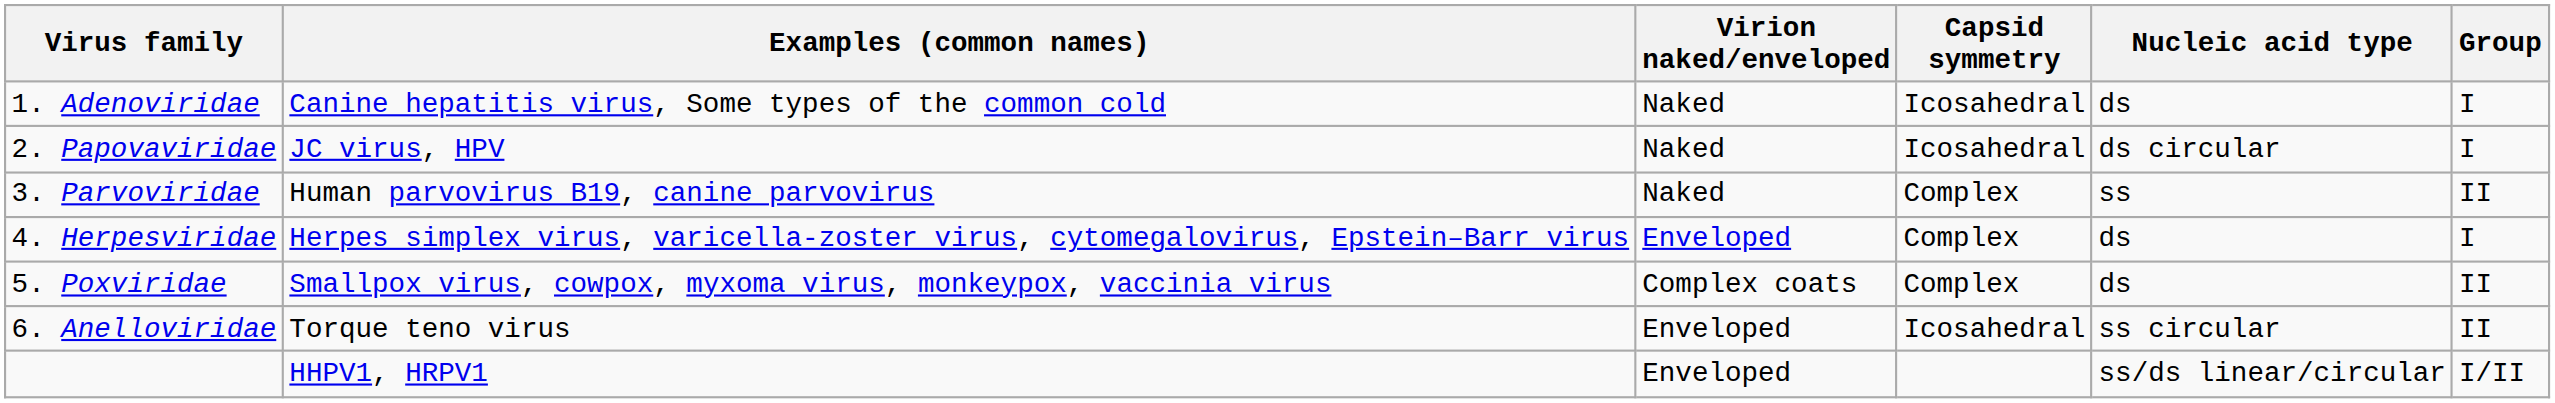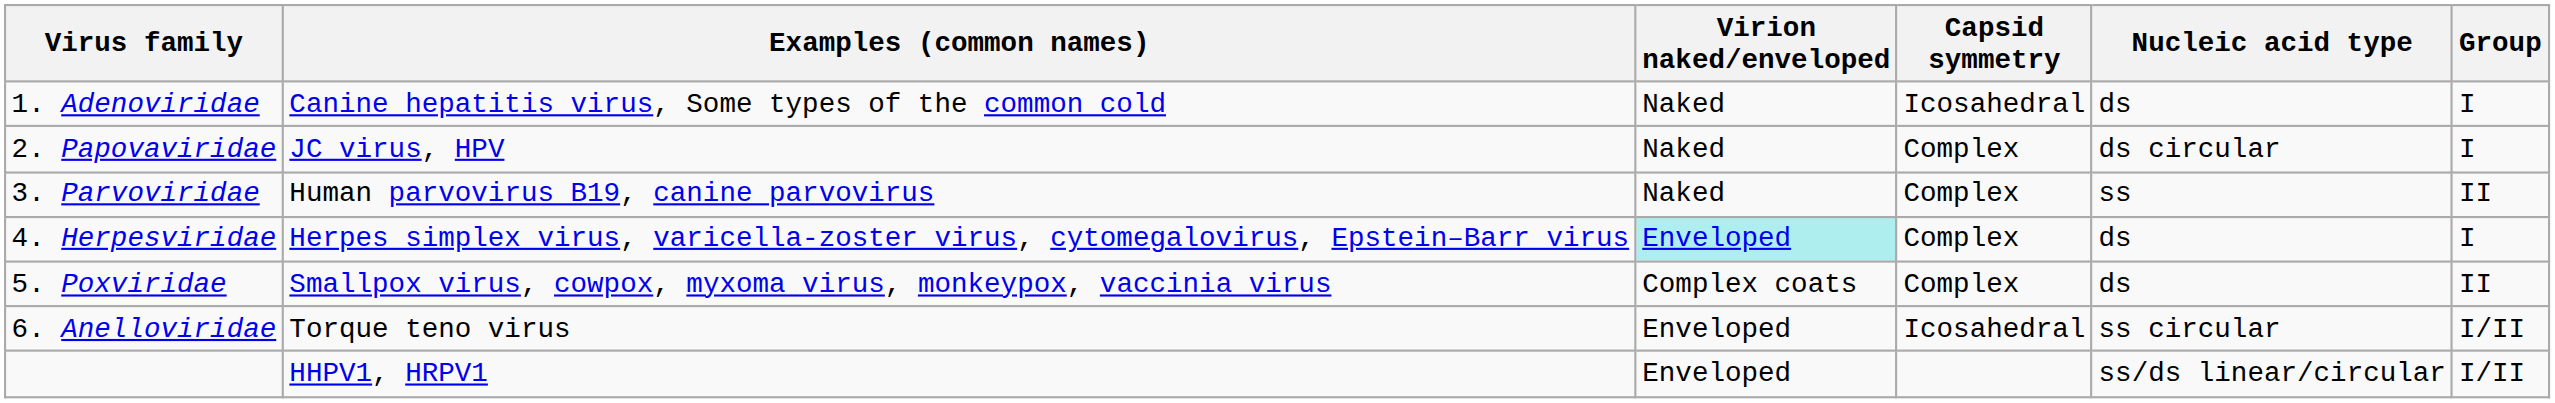(1994, 149) Icosahedral -> (1961, 149) Complex
(1717, 239) no background -> (1717, 239) paleturquoise background
(2476, 329) II -> (2492, 329) I/II
